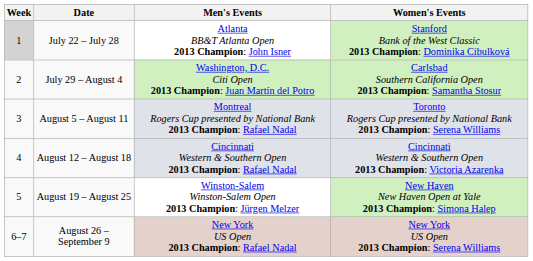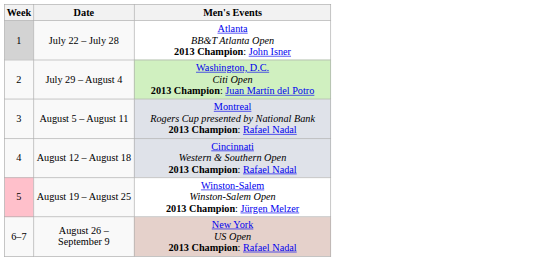- column: (429, 12)
(19, 197) no background -> (19, 197) pink background
